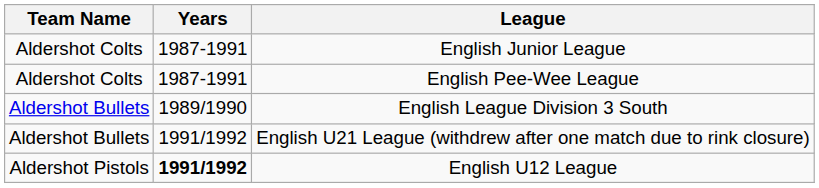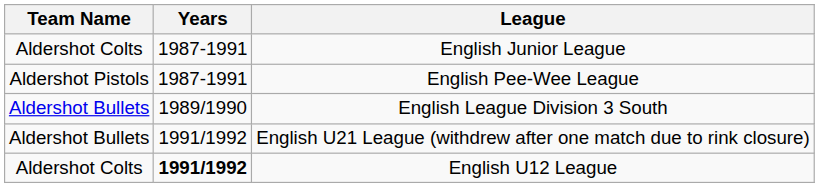(79, 78) Aldershot Colts -> (79, 78) Aldershot Pistols
(79, 167) Aldershot Pistols -> (79, 167) Aldershot Colts
